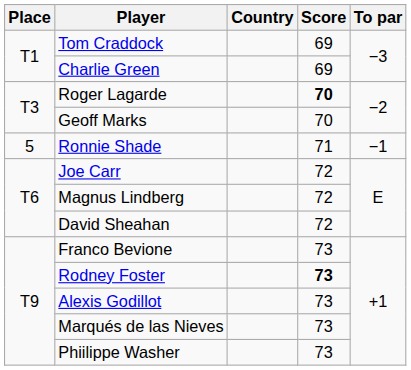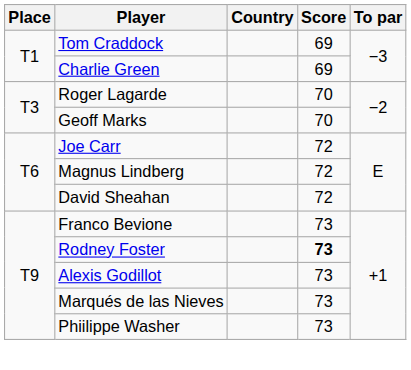(324, 95) bold -> (324, 95) normal
- row: (110, 146)
